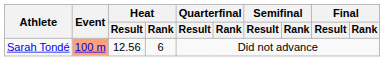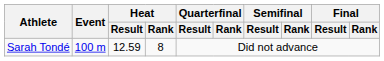(90, 48) lightsalmon background -> (90, 48) no background
(127, 48) 12.56 -> (127, 48) 12.59
(161, 48) 6 -> (161, 48) 8
